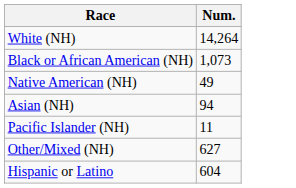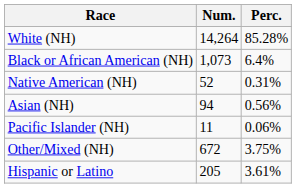+ column: (266, 15)
(207, 82) 49 -> (207, 82) 52
(210, 149) 627 -> (210, 149) 672
(210, 171) 604 -> (210, 171) 205
